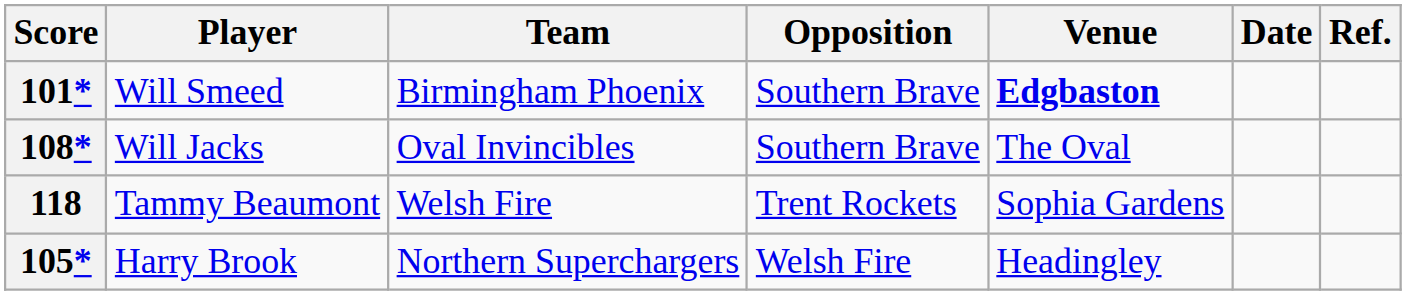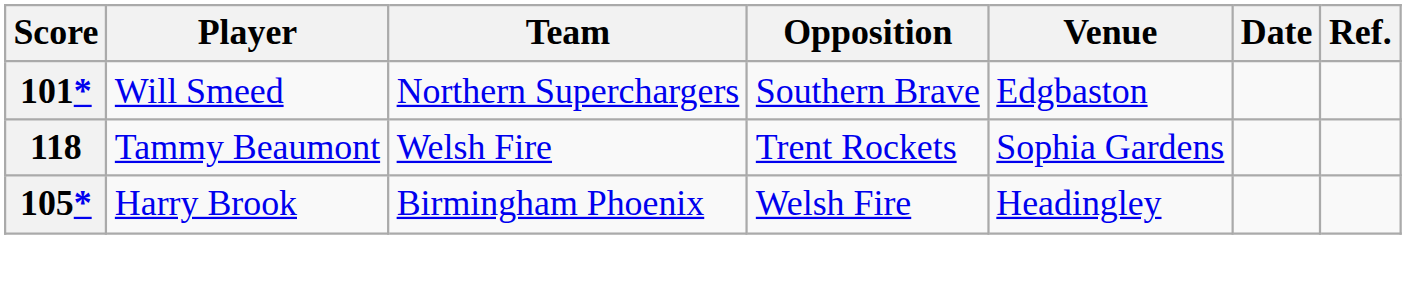(550, 89) Birmingham Phoenix -> (568, 89) Northern Superchargers
(1078, 89) bold -> (1072, 89) normal
- row: (56, 146)
(568, 260) Northern Superchargers -> (550, 203) Birmingham Phoenix
